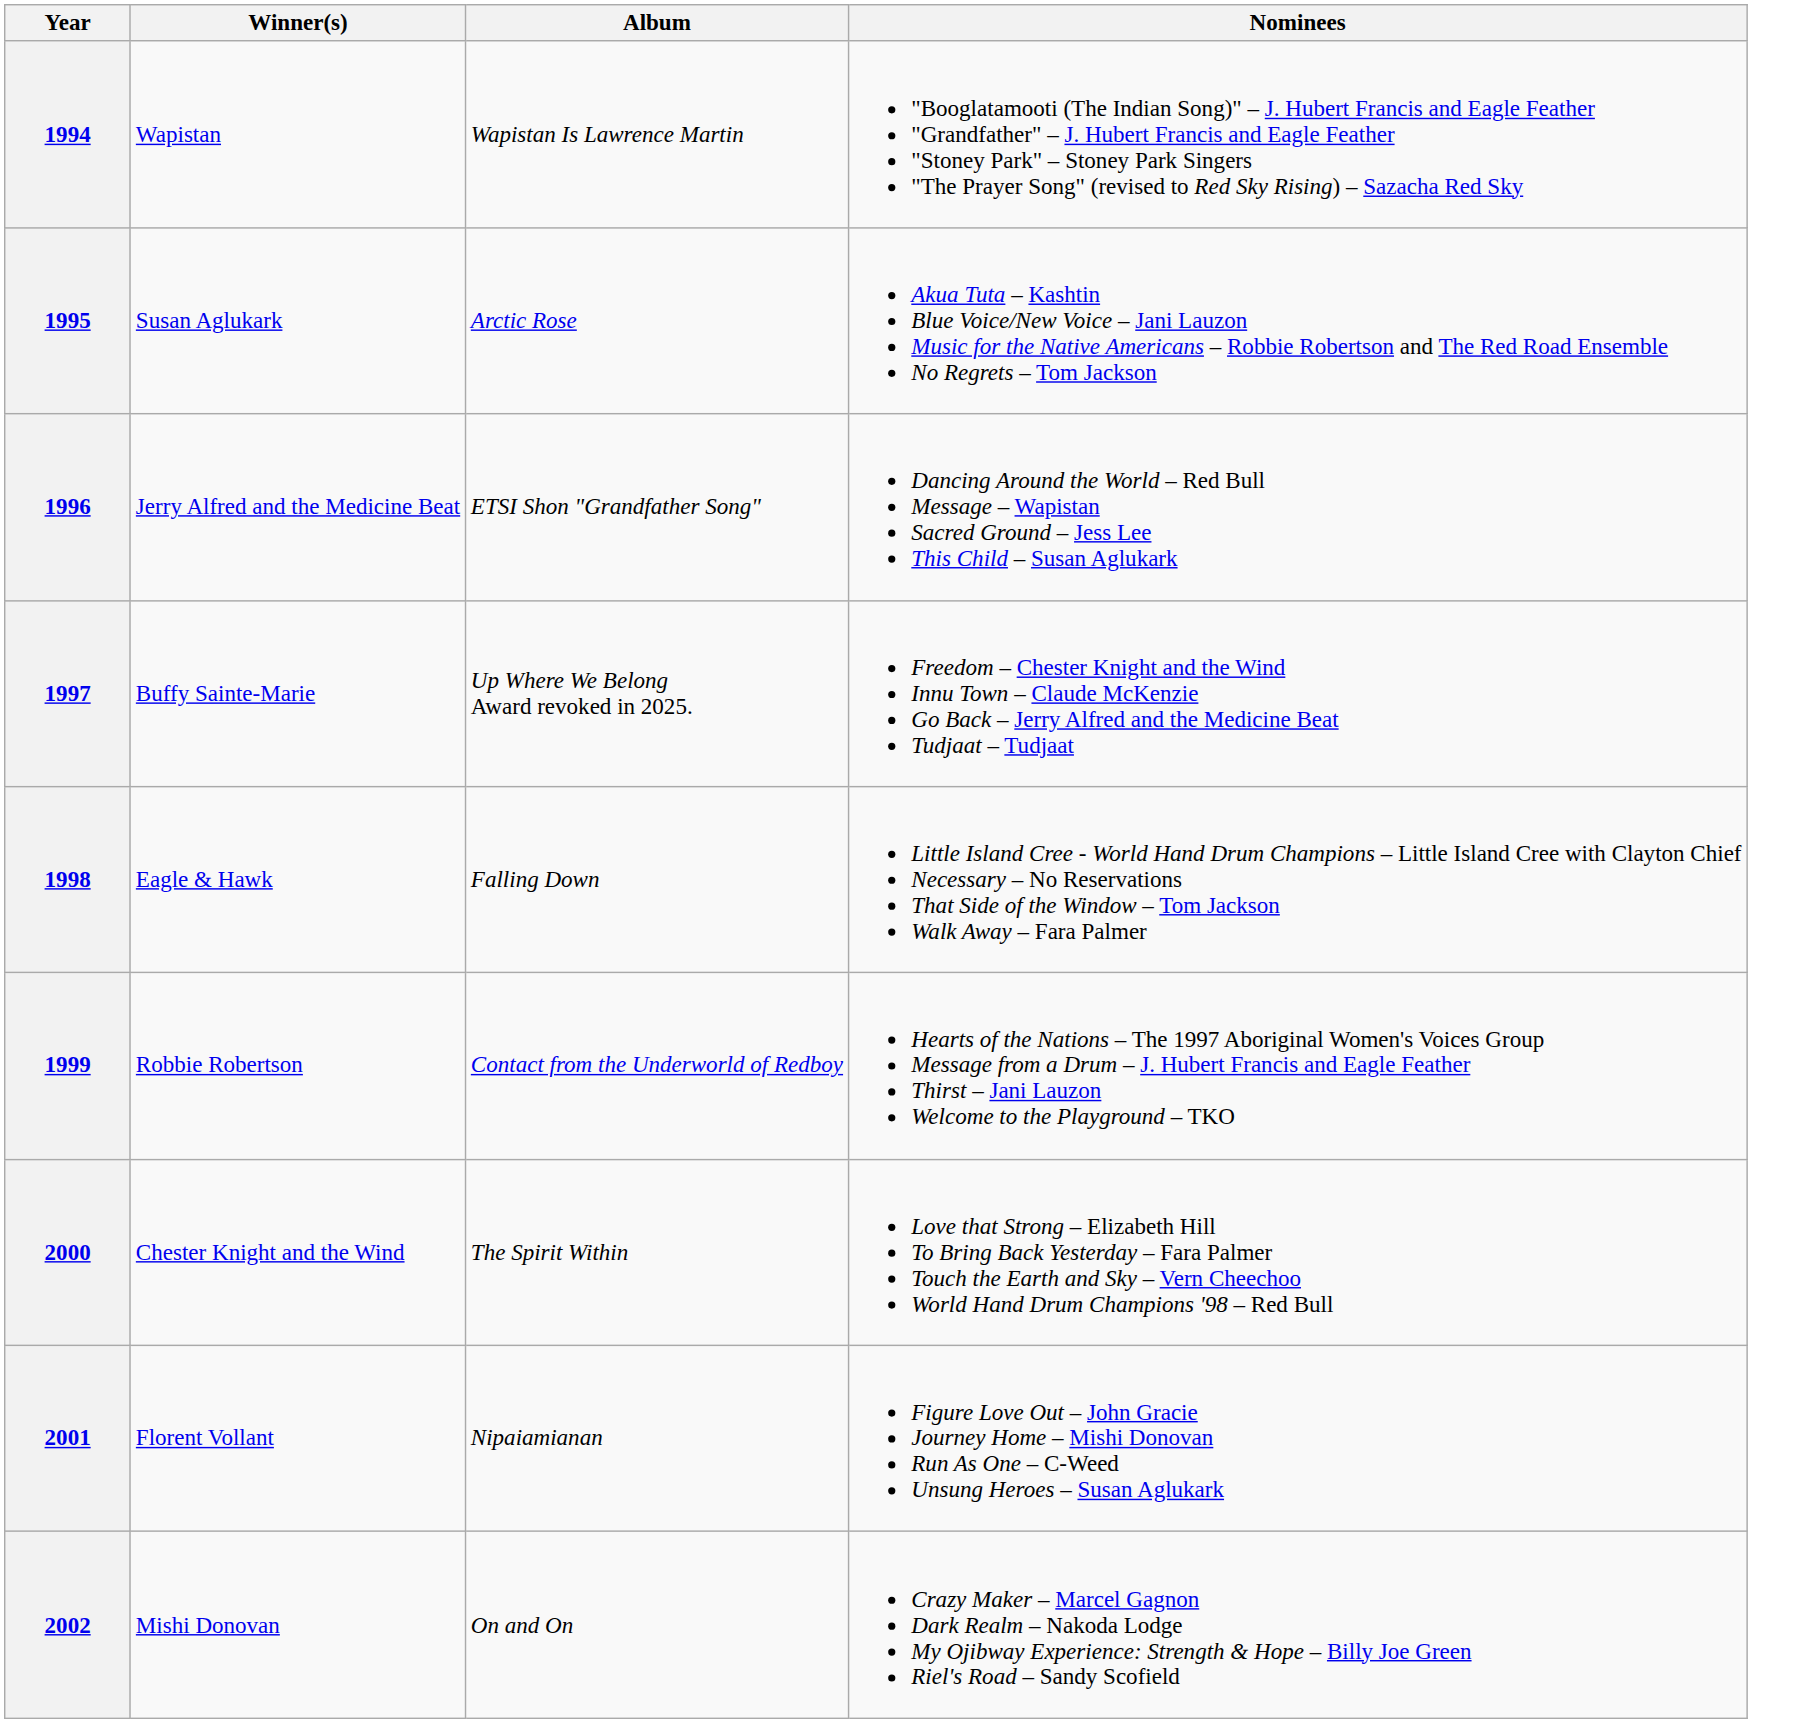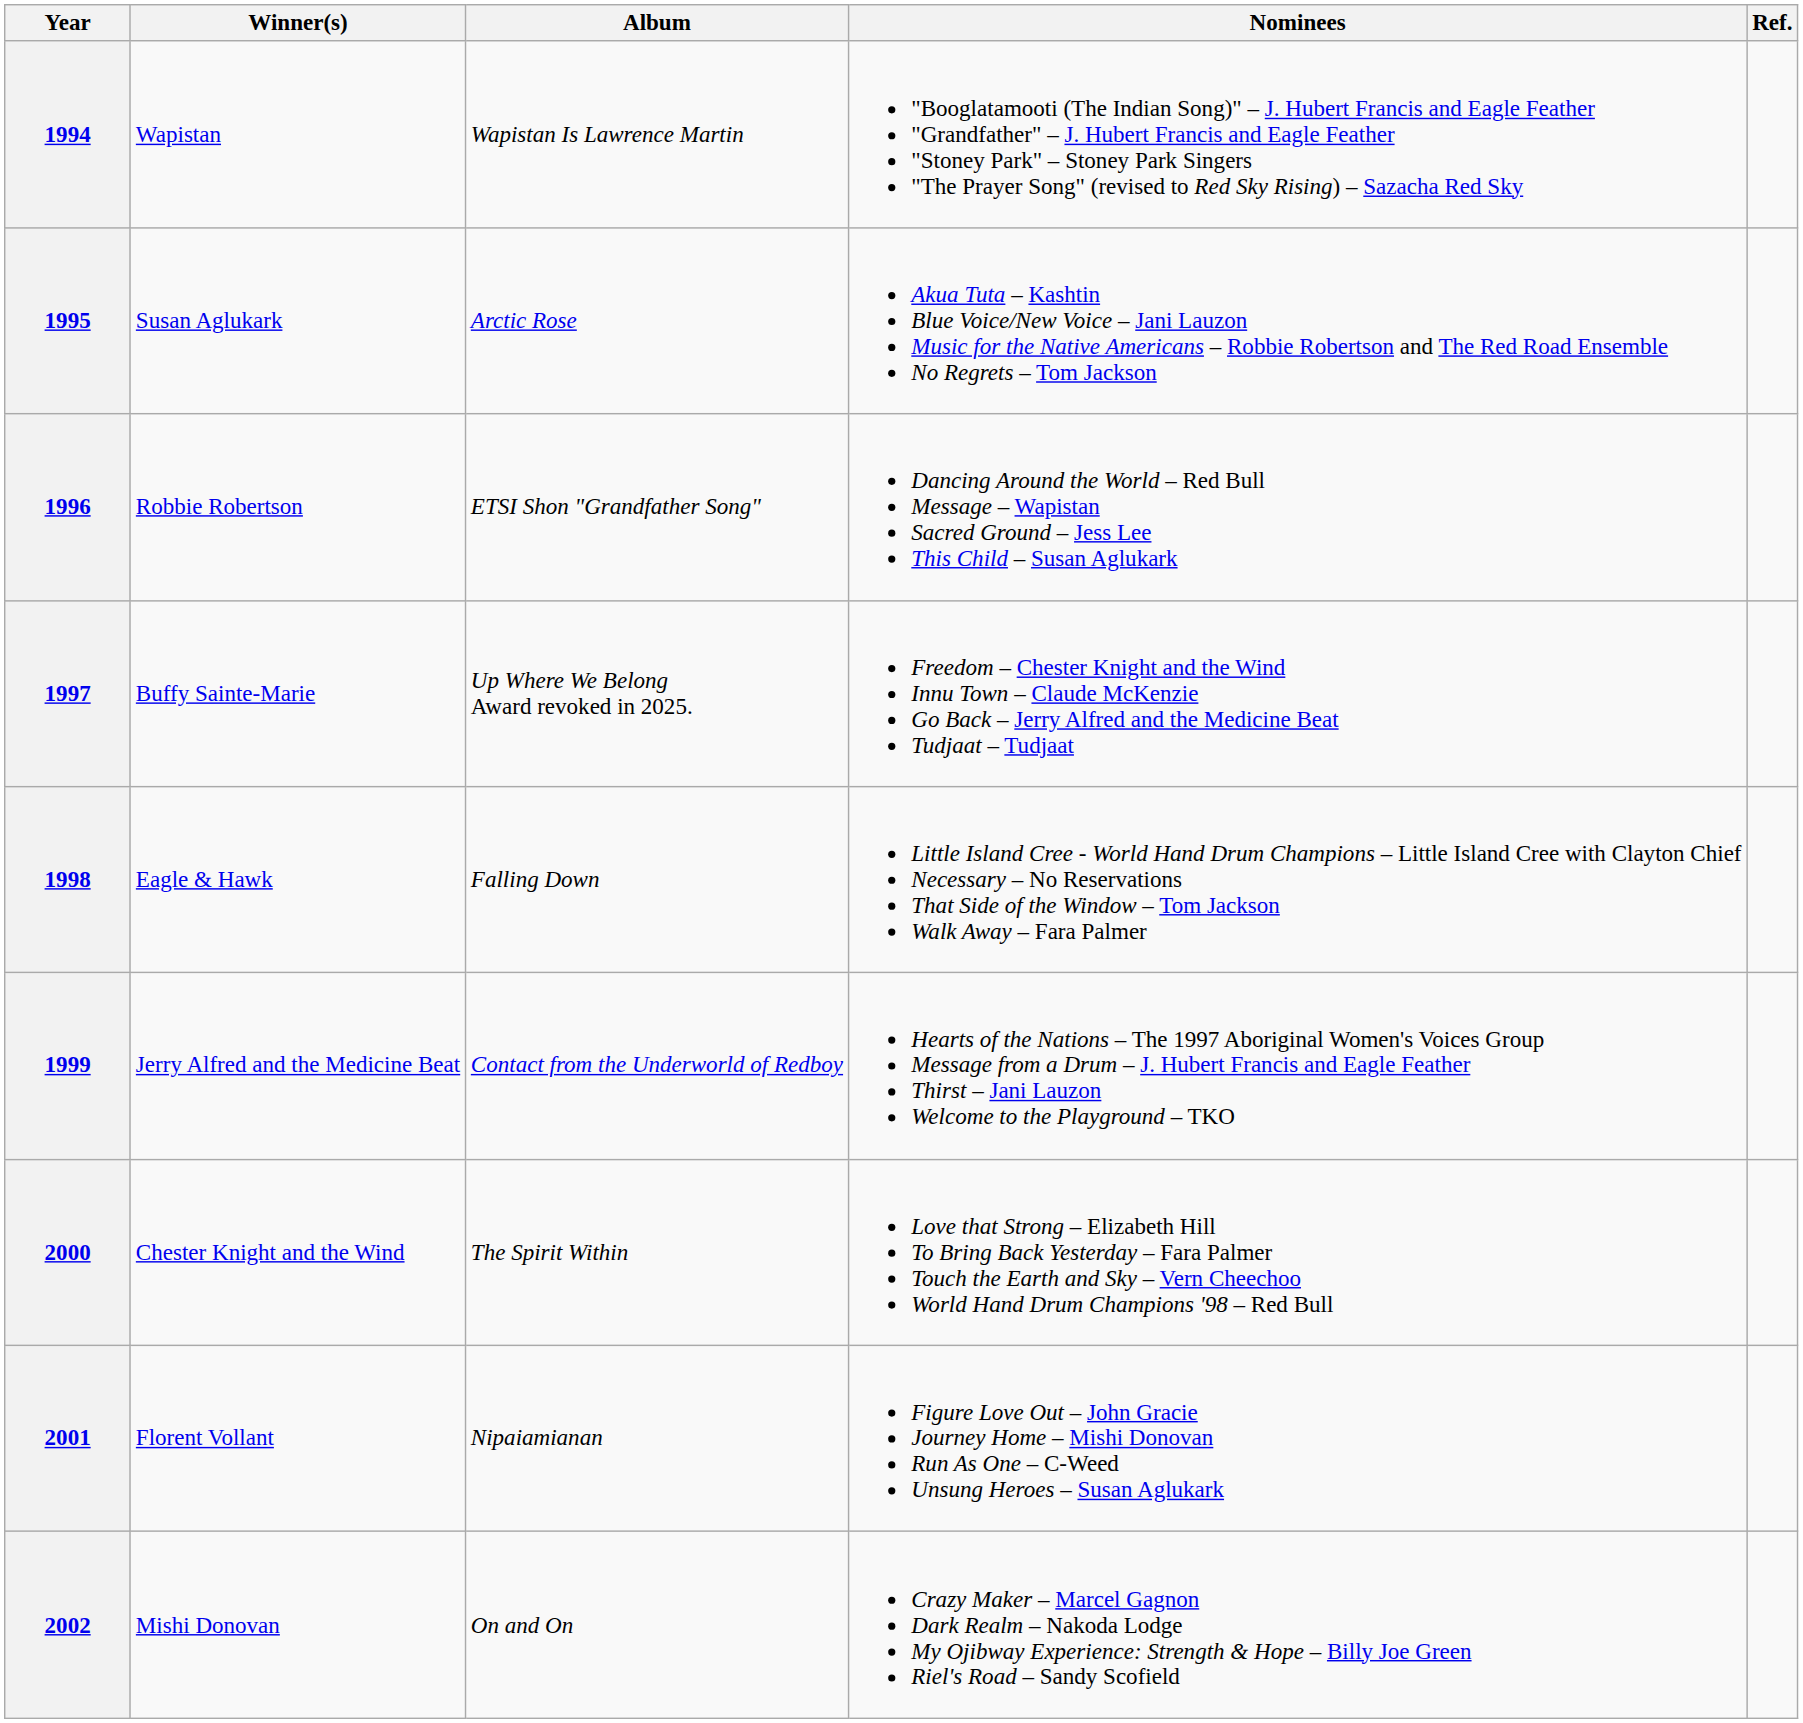+ column: (1772, 22)
(298, 506) Jerry Alfred and the Medicine Beat -> (219, 506) Robbie Robertson
(219, 1065) Robbie Robertson -> (298, 1065) Jerry Alfred and the Medicine Beat
